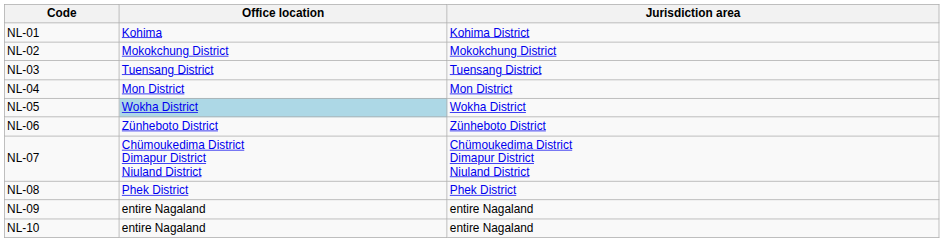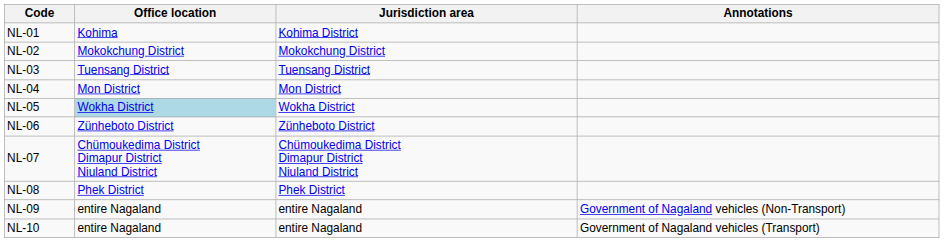+ column: (758, 13)
